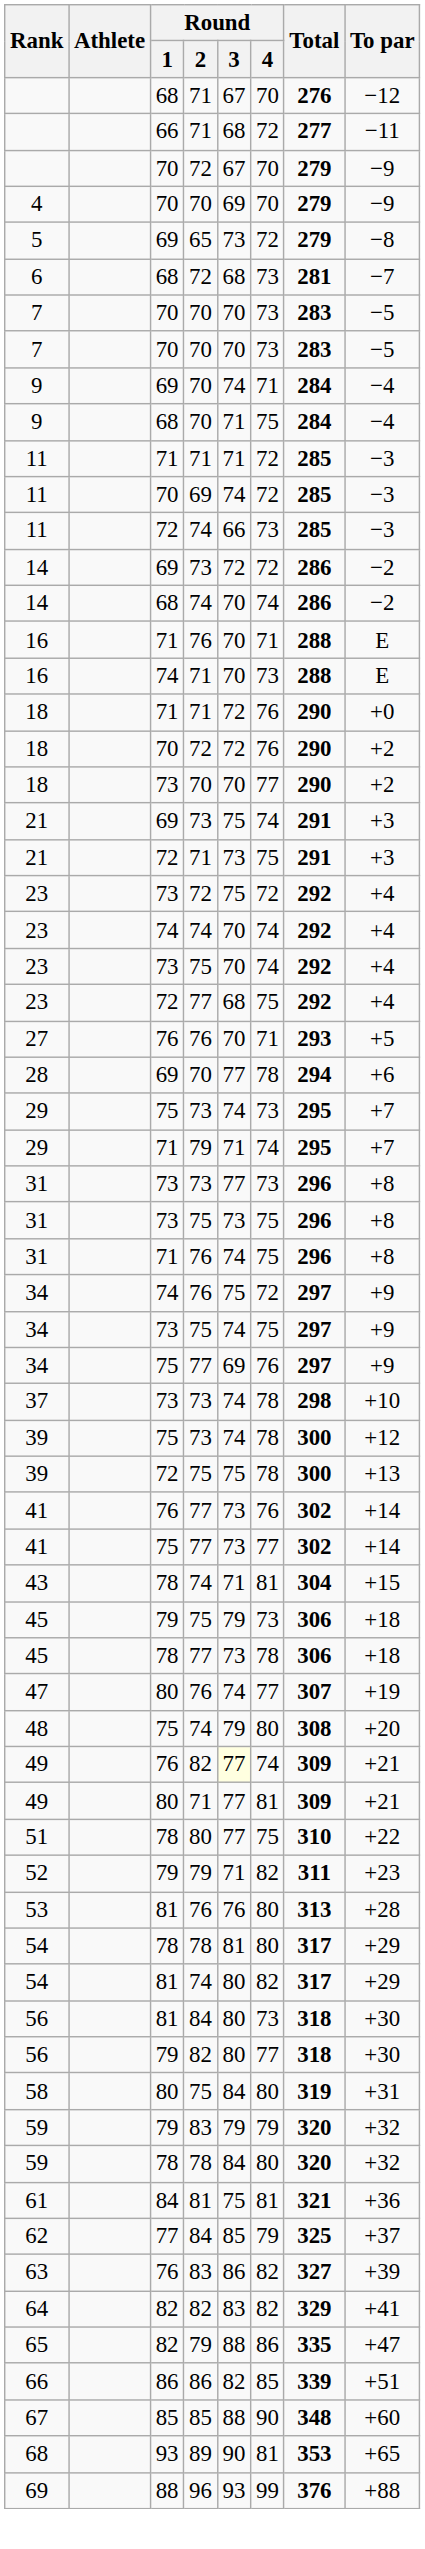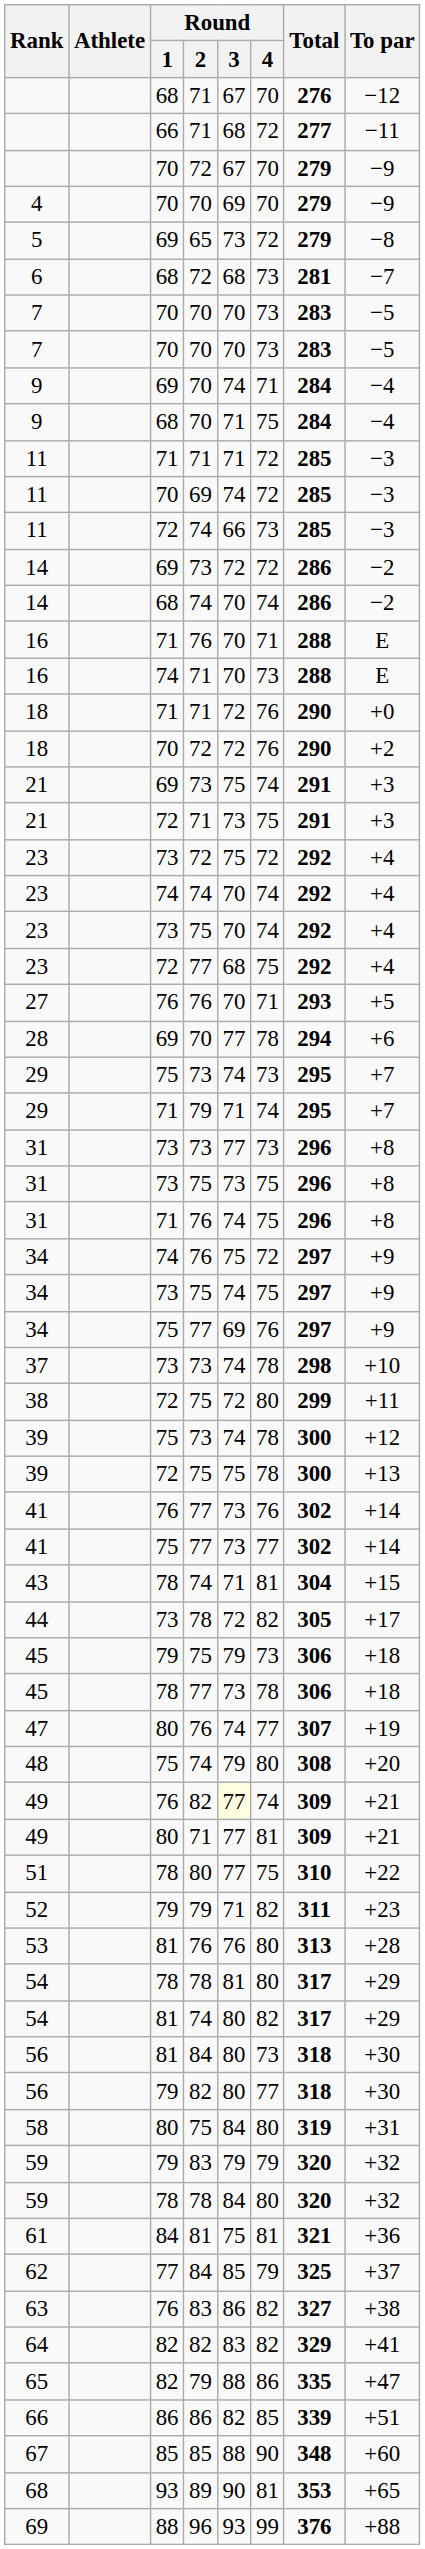- row: (37, 784)
+ row: (37, 1401)
+ row: (37, 1619)
(382, 2272) +39 -> (382, 2308) +38
